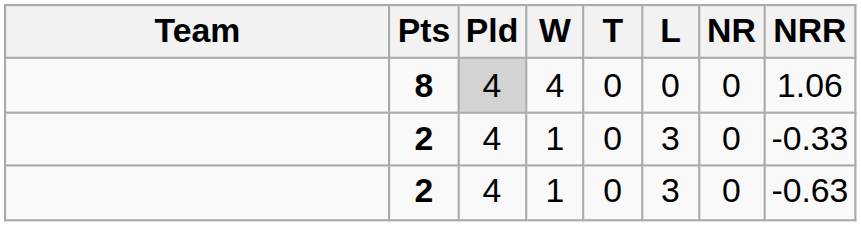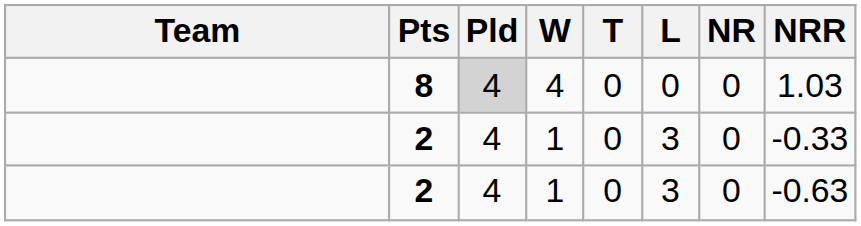(810, 84) 1.06 -> (810, 84) 1.03
